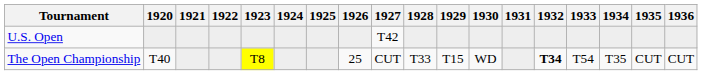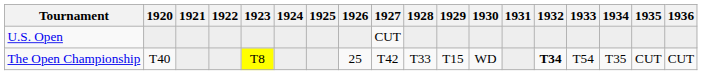(388, 37) T42 -> (388, 37) CUT
(388, 59) CUT -> (388, 59) T42
